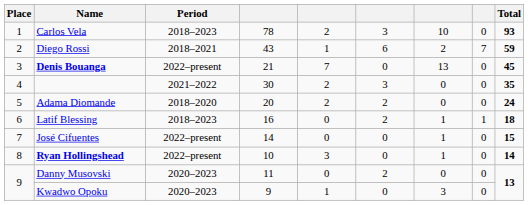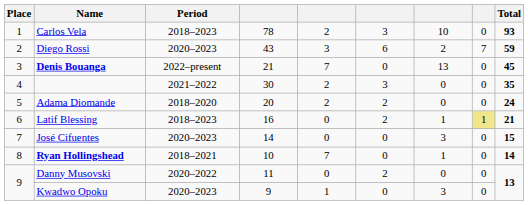(192, 49) 2018–2021 -> (192, 49) 2020–2023
(327, 49) 1 -> (327, 49) 3
(484, 120) no background -> (484, 120) khaki background
(509, 120) 18 -> (509, 120) 21
(192, 138) 2022–present -> (192, 138) 2020–2023
(443, 138) 1 -> (443, 138) 3
(192, 155) 2022–present -> (192, 155) 2018–2021
(327, 155) 3 -> (327, 155) 7
(192, 173) 2020–2023 -> (192, 173) 2020–2022
